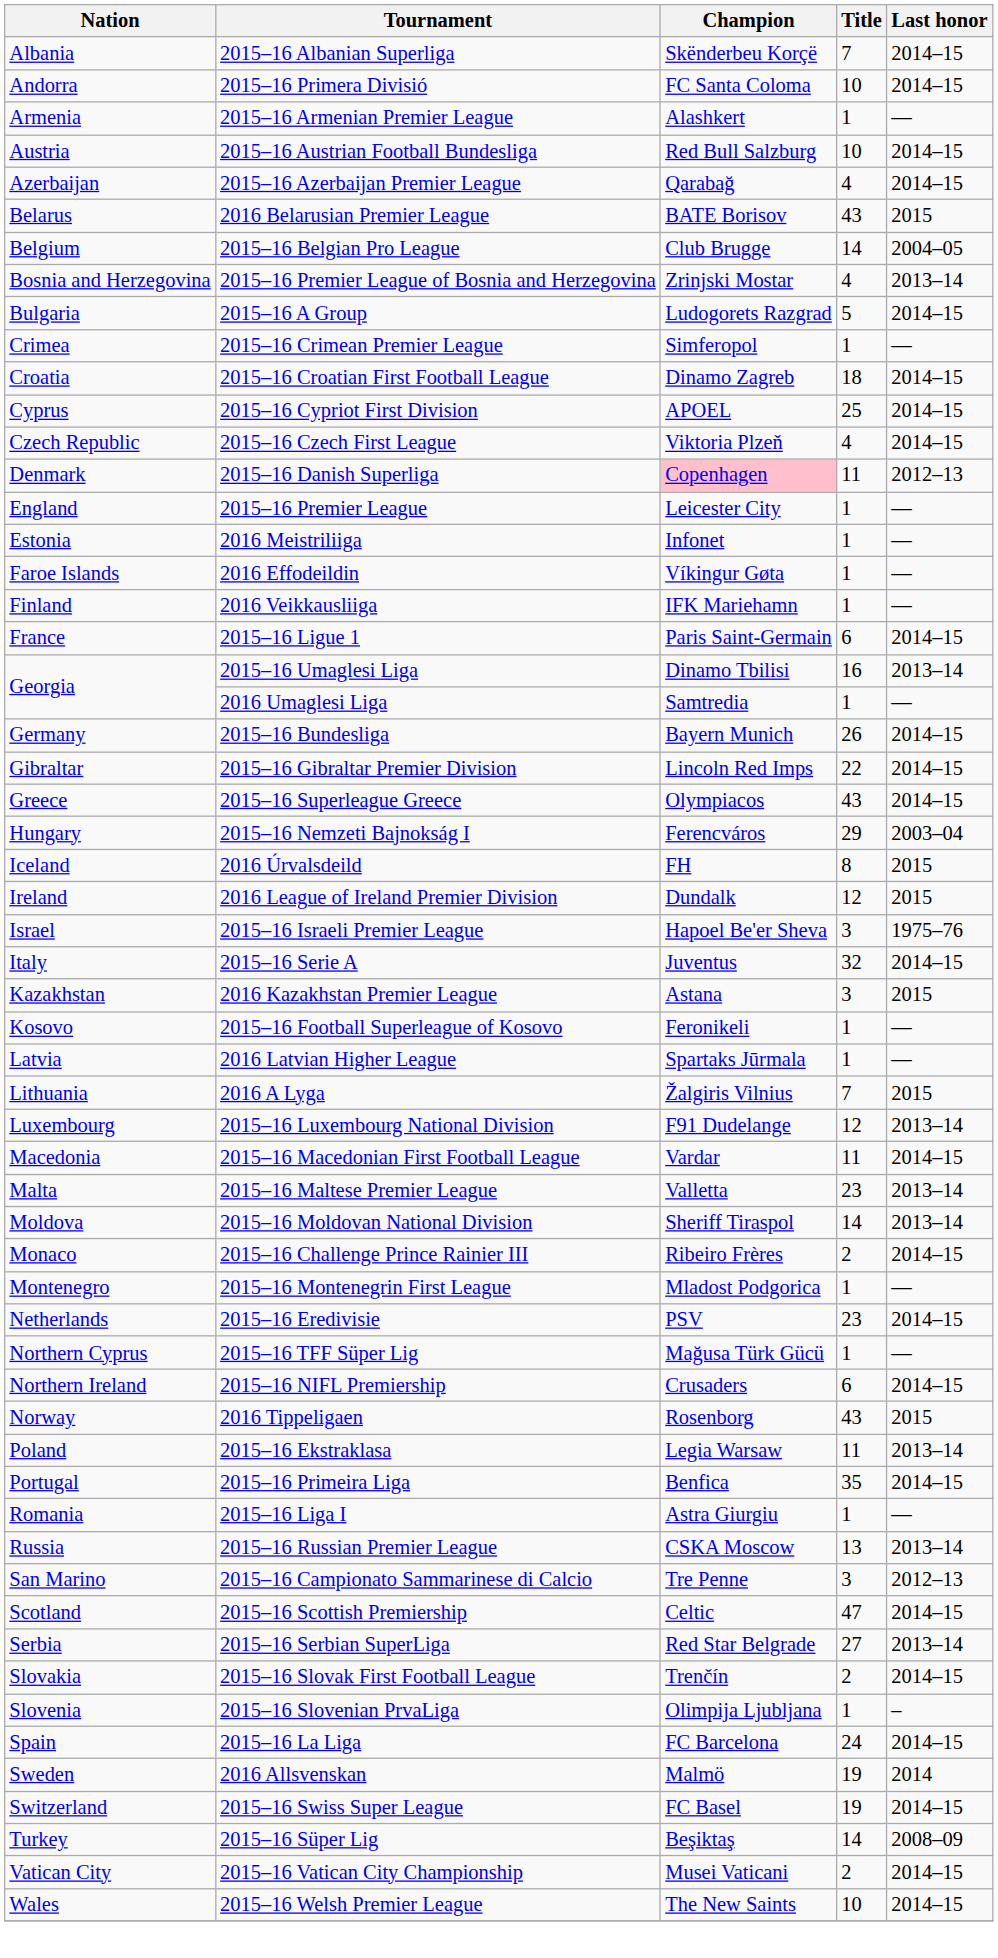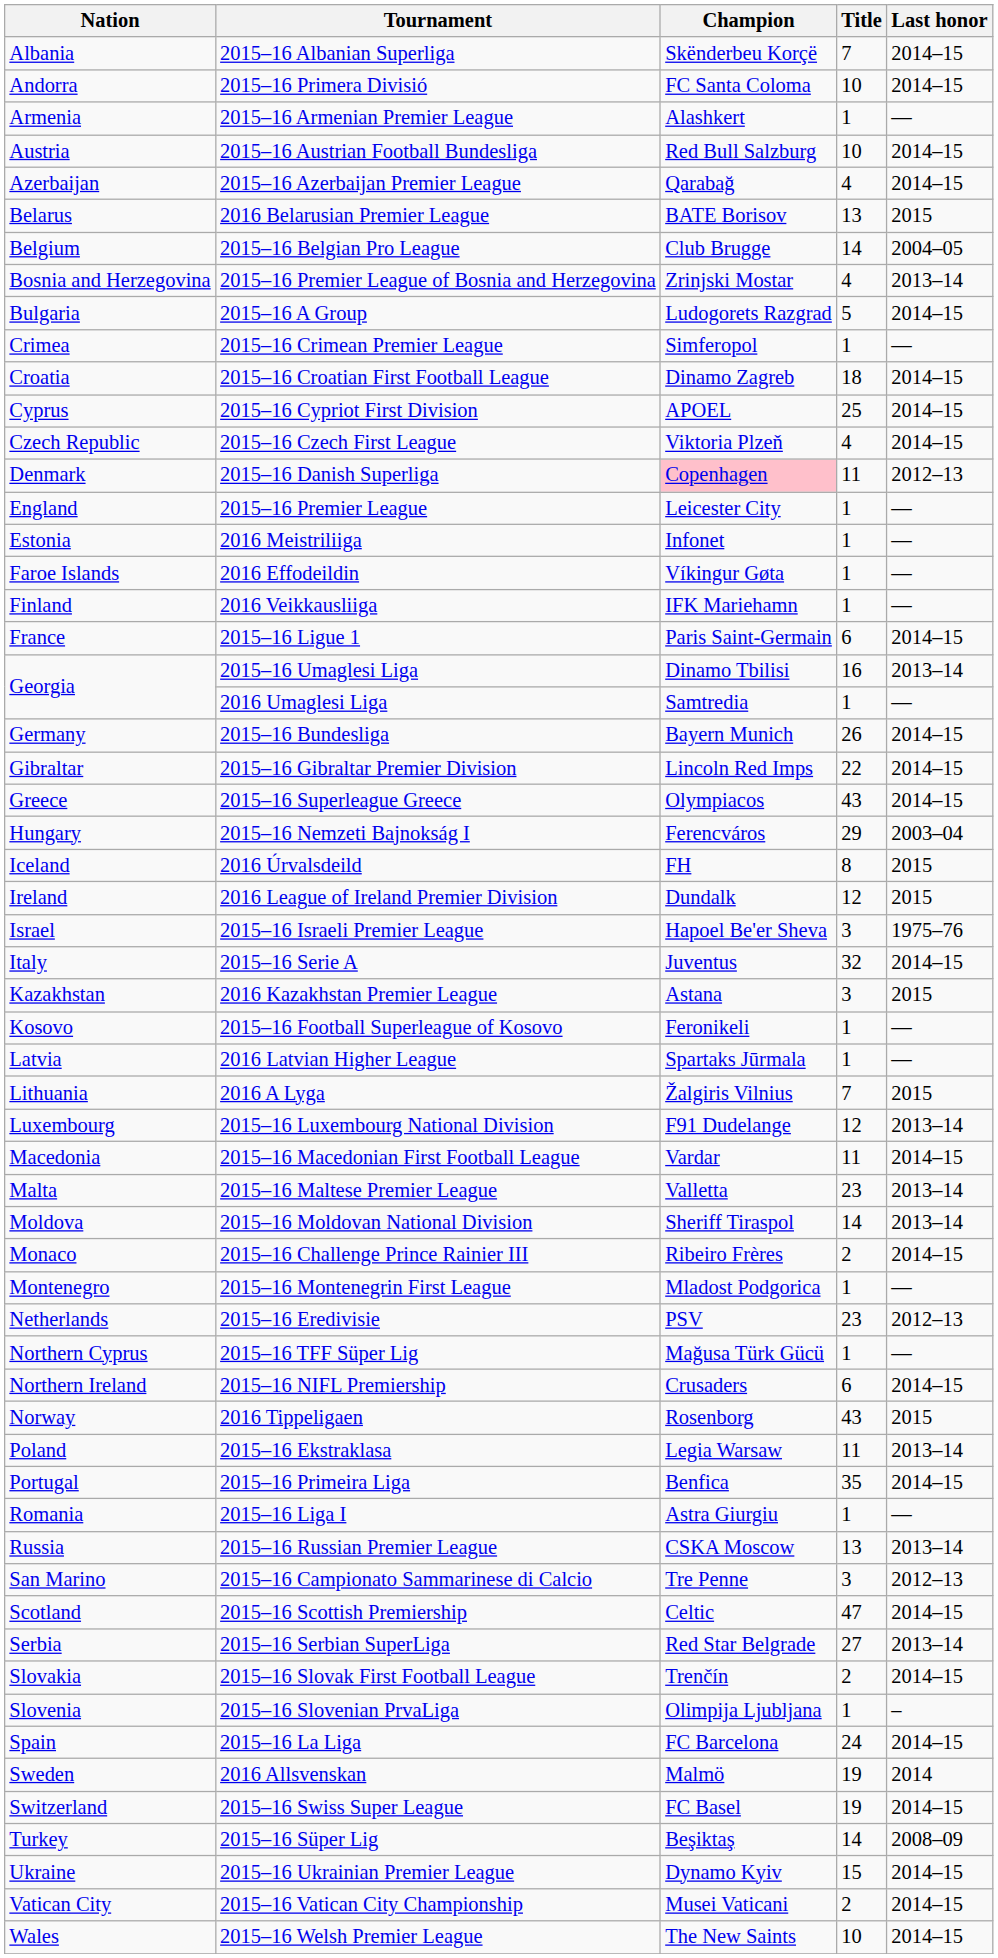(852, 215) 43 -> (852, 215) 13
(927, 1319) 2014–15 -> (927, 1319) 2012–13
+ row: (367, 1872)
